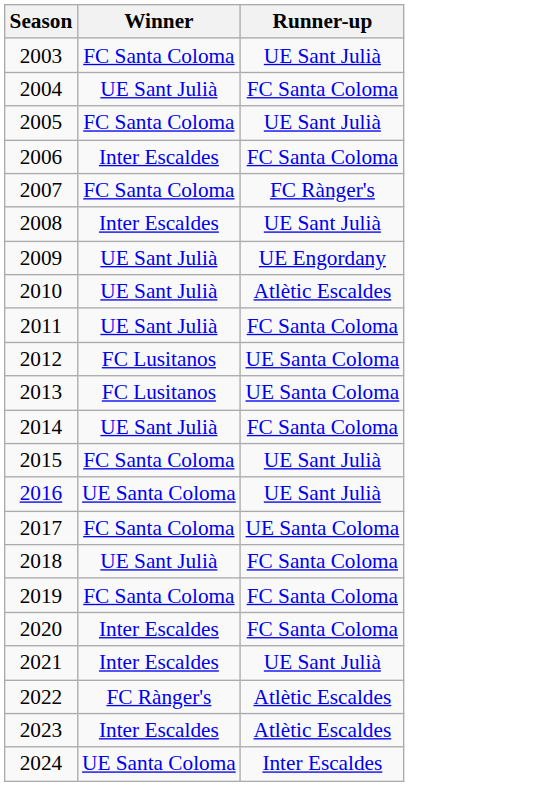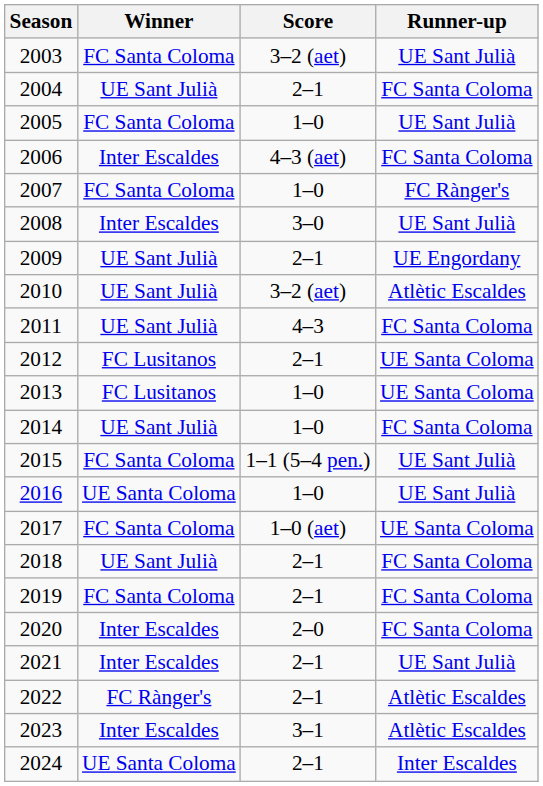+ column: (308, 21)
